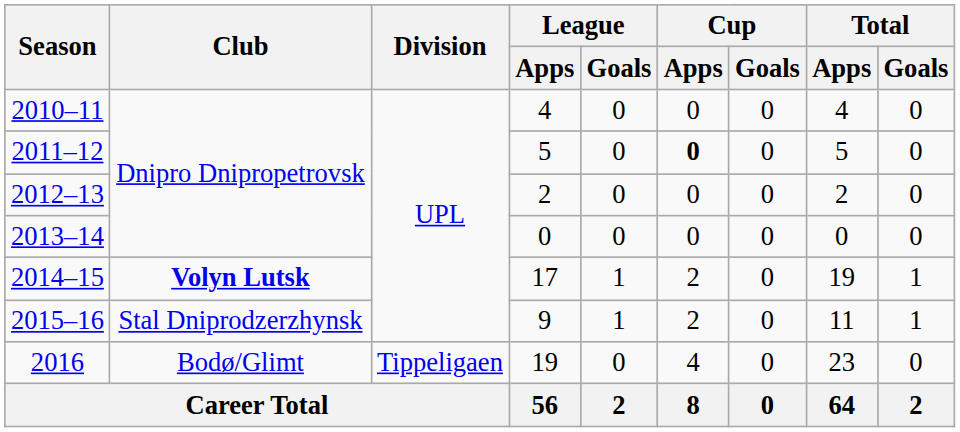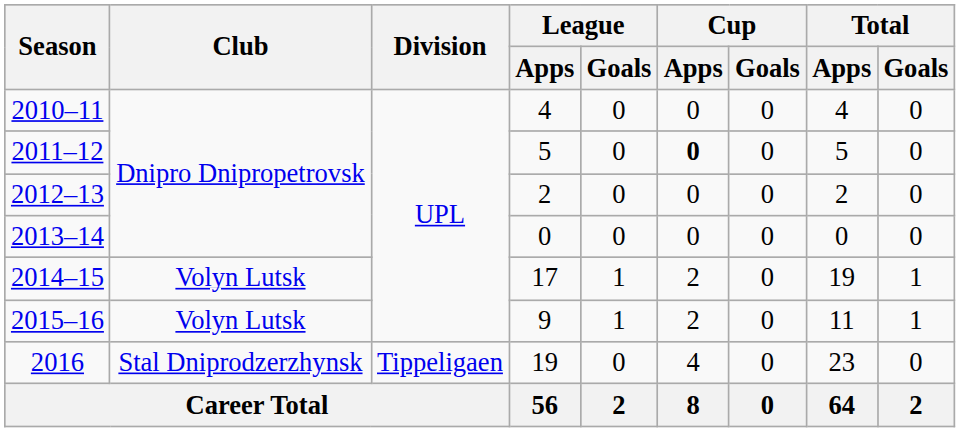(240, 278) bold -> (240, 278) normal
(240, 320) Stal Dniprodzerzhynsk -> (240, 320) Volyn Lutsk
(240, 362) Bodø/Glimt -> (240, 362) Stal Dniprodzerzhynsk
